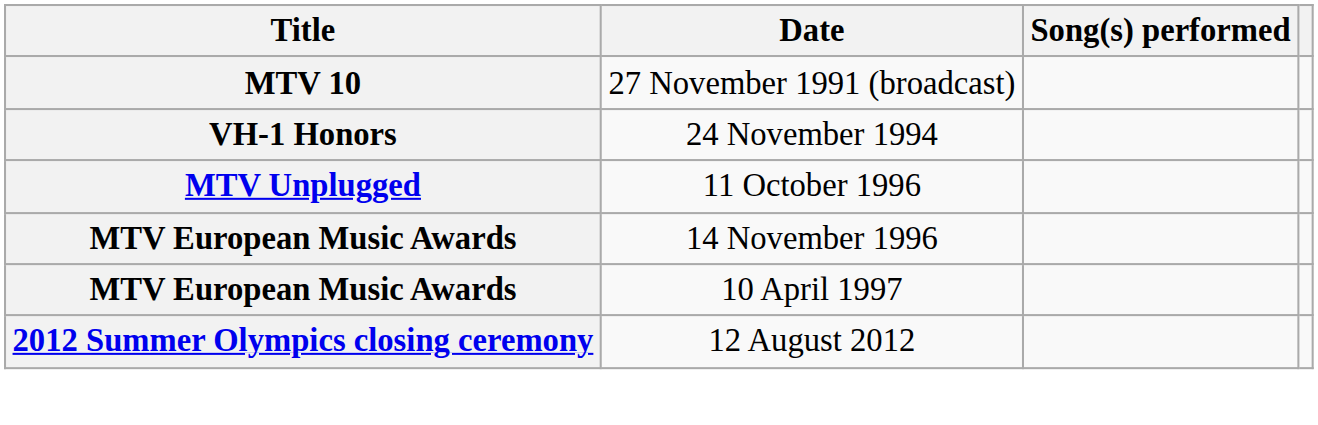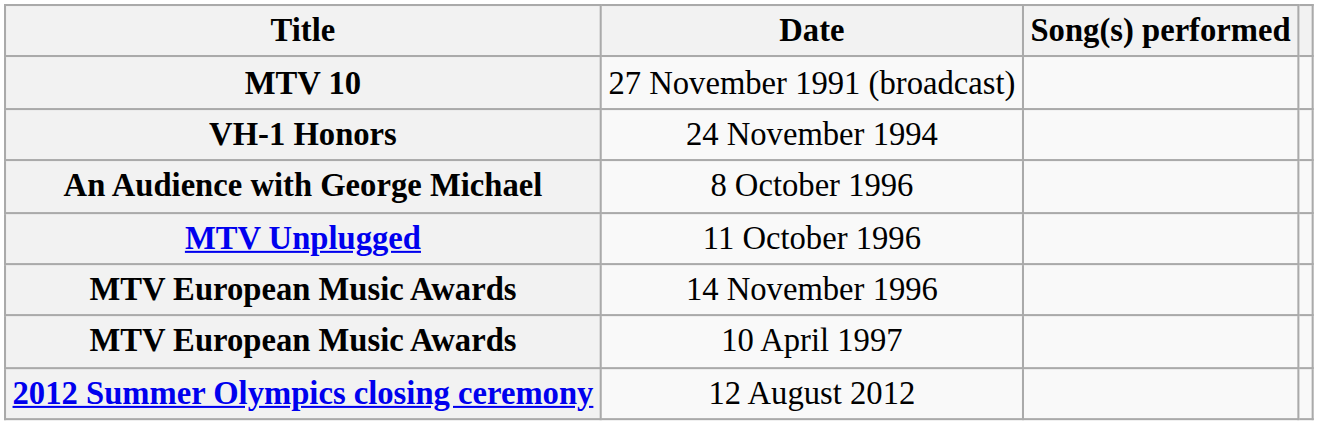+ row: (812, 185)
